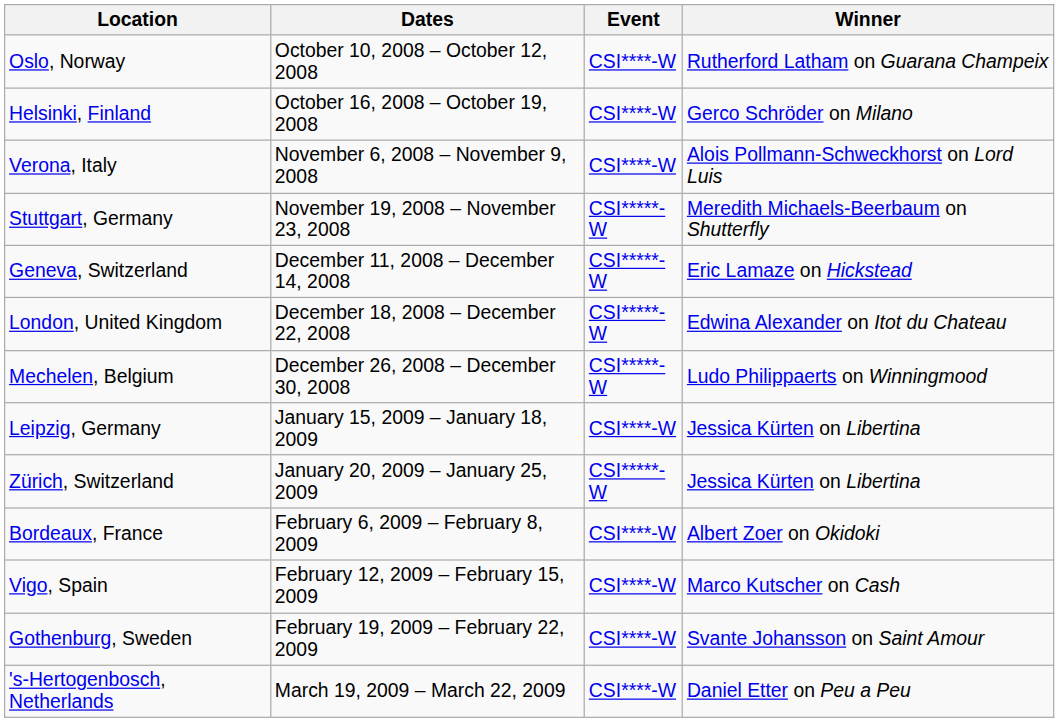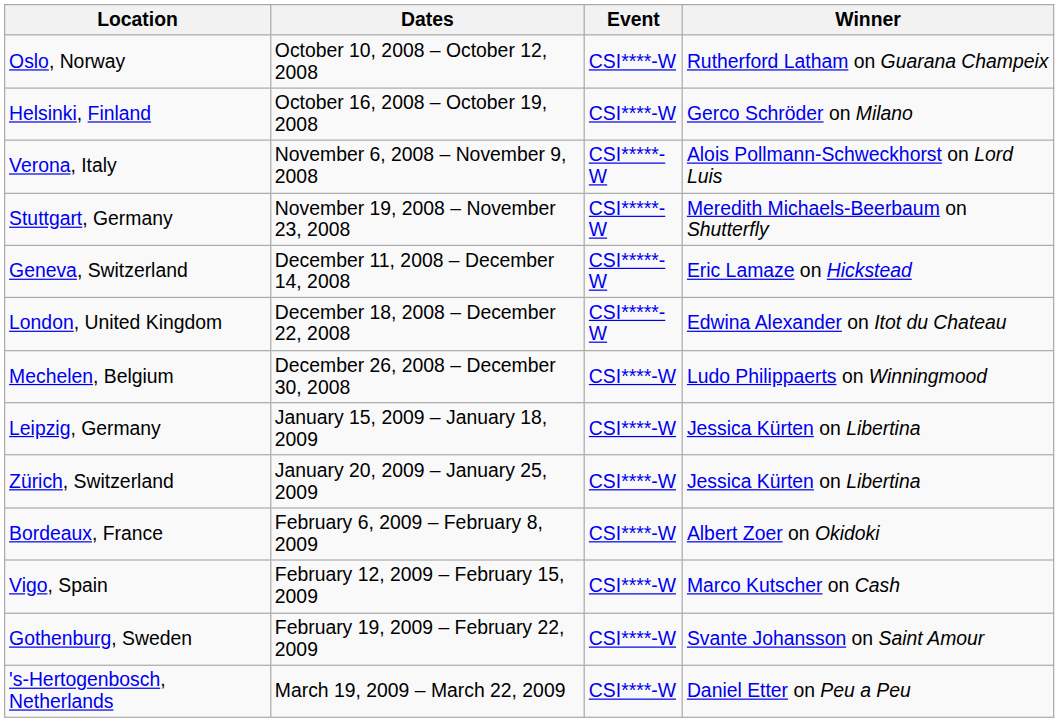(632, 166) CSI****-W -> (627, 166) CSI*****-W
(627, 376) CSI*****-W -> (632, 376) CSI****-W
(627, 481) CSI*****-W -> (632, 481) CSI****-W
